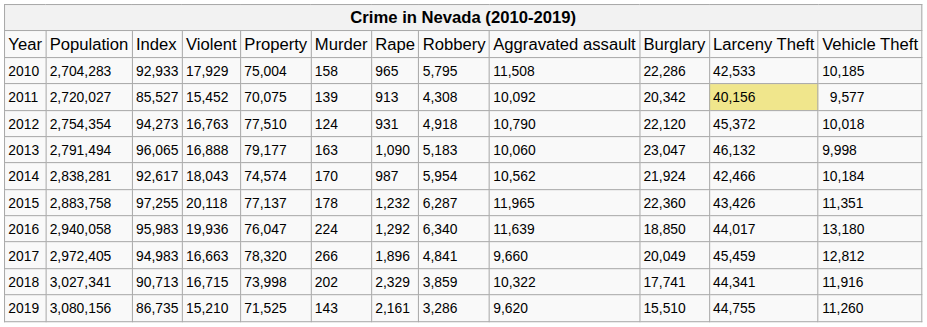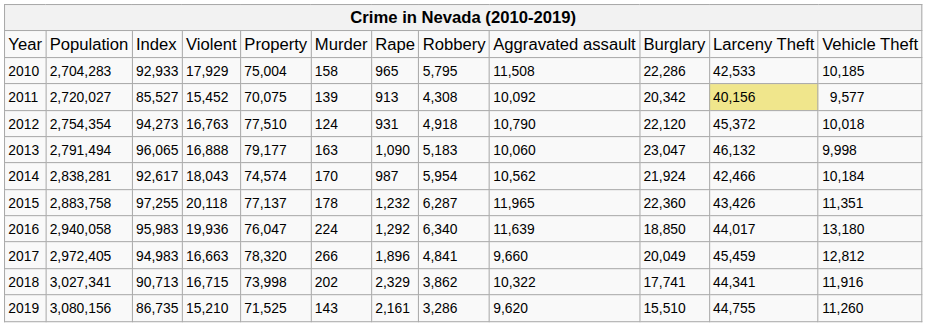(440, 282) 3,859 -> (440, 282) 3,862
